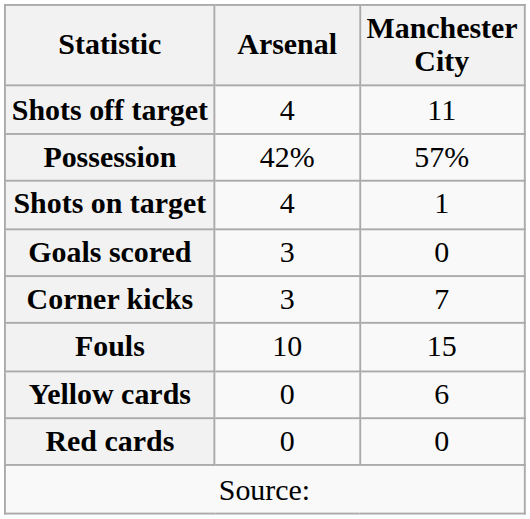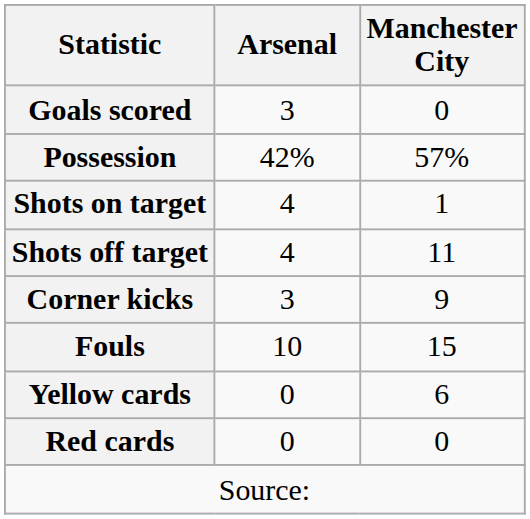rows swapped: (110, 251) <-> (110, 109)
(442, 299) 7 -> (442, 299) 9
